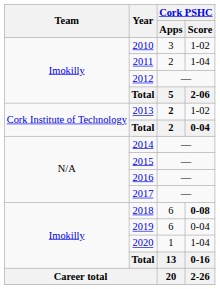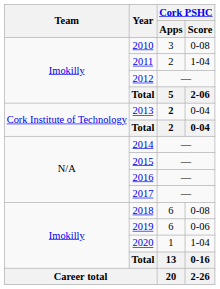(200, 45) 1-02 -> (200, 45) 0-08
(200, 111) 1-02 -> (200, 111) 0-04
(200, 210) bold -> (200, 210) normal
(200, 227) 0-04 -> (200, 227) 0-06
